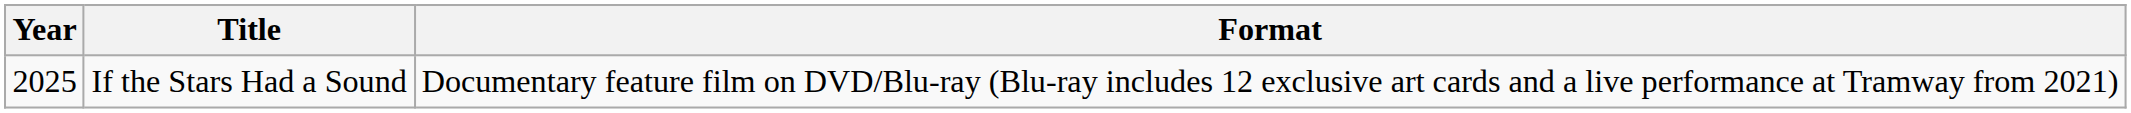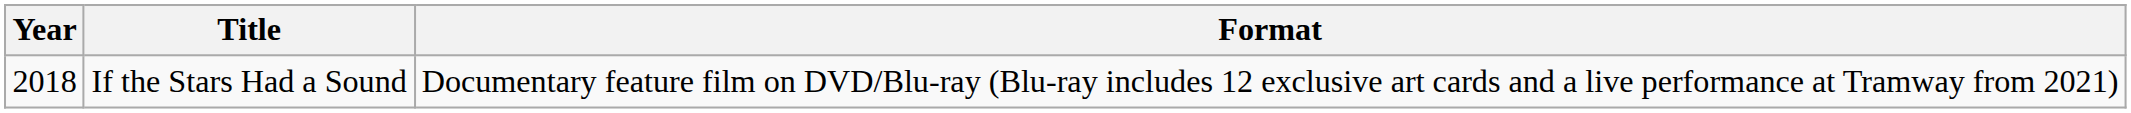(45, 81) 2025 -> (45, 81) 2018
